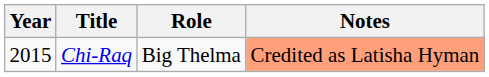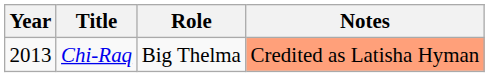(30, 54) 2015 -> (30, 54) 2013
